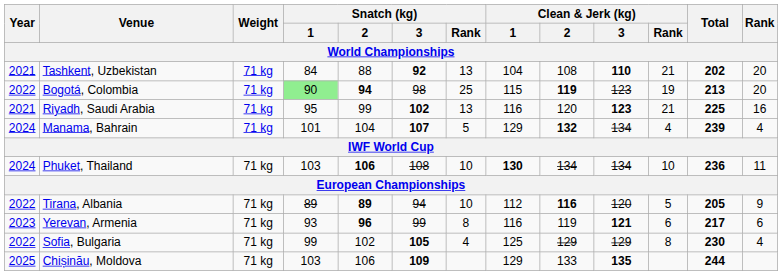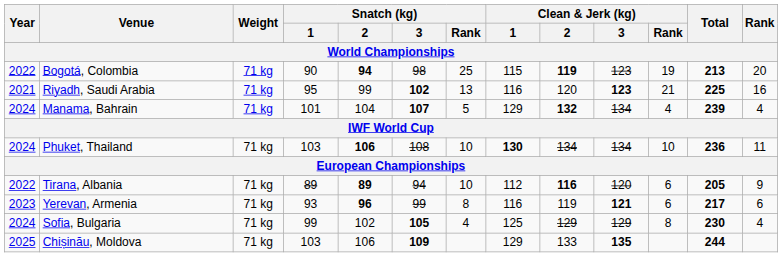- row: (100, 71)
(311, 90) lightgreen background -> (311, 71) no background
(668, 204) 5 -> (668, 185) 6
(22, 242) 2022 -> (22, 223) 2024
